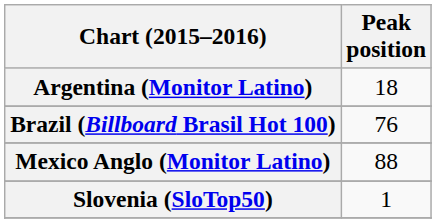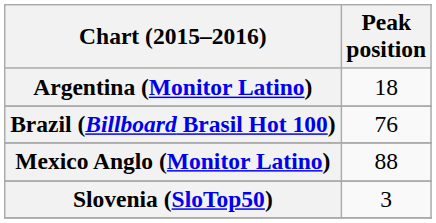(386, 198) 1 -> (386, 198) 3
